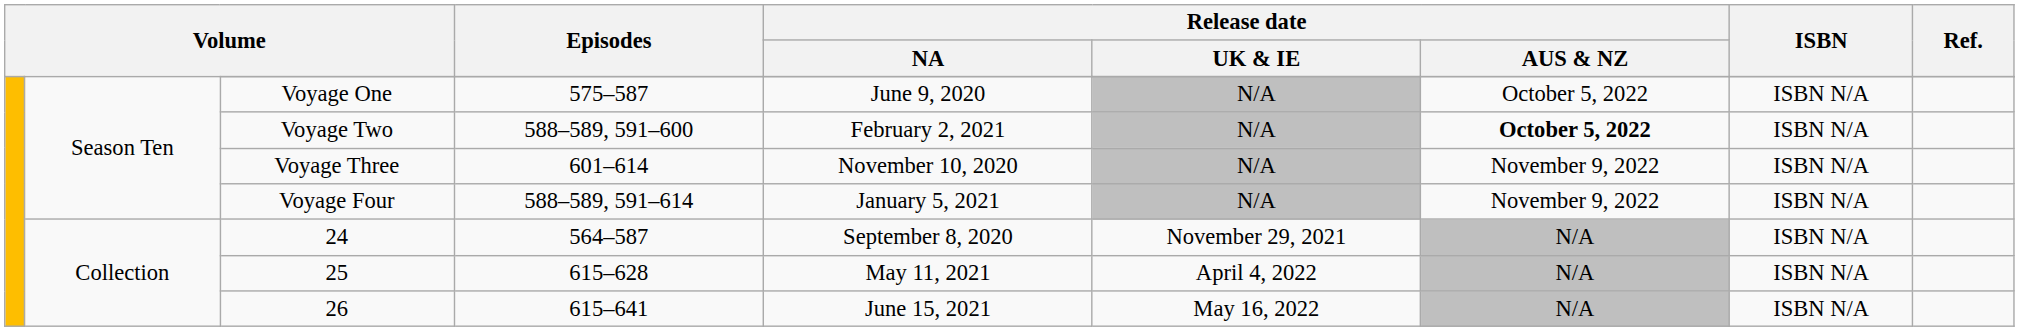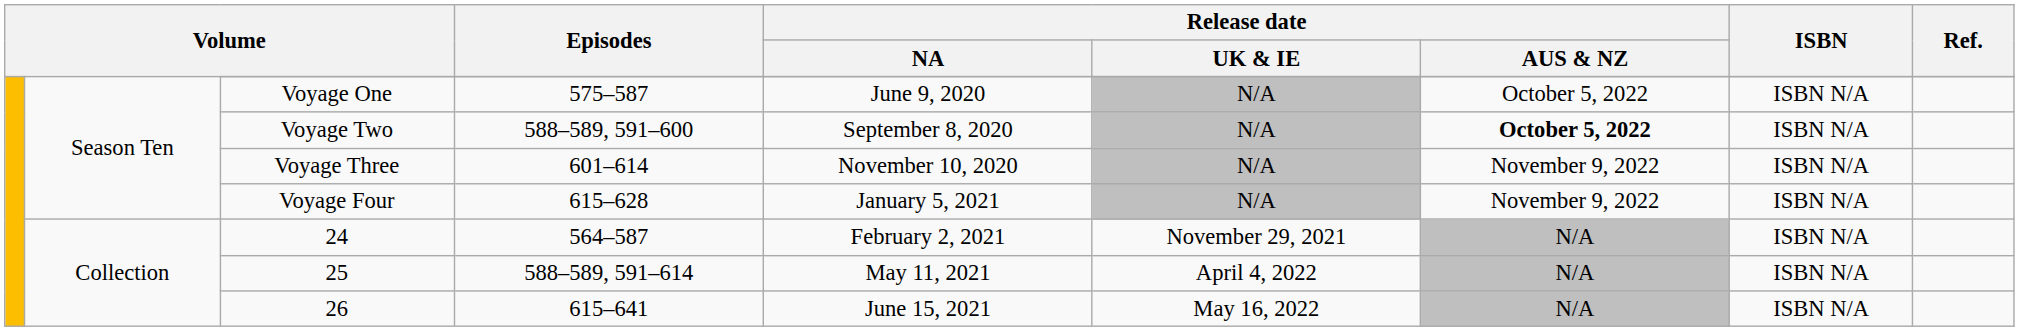(928, 129) February 2, 2021 -> (928, 129) September 8, 2020
(609, 201) 588–589, 591–614 -> (609, 201) 615–628
(928, 237) September 8, 2020 -> (928, 237) February 2, 2021
(609, 272) 615–628 -> (609, 272) 588–589, 591–614
